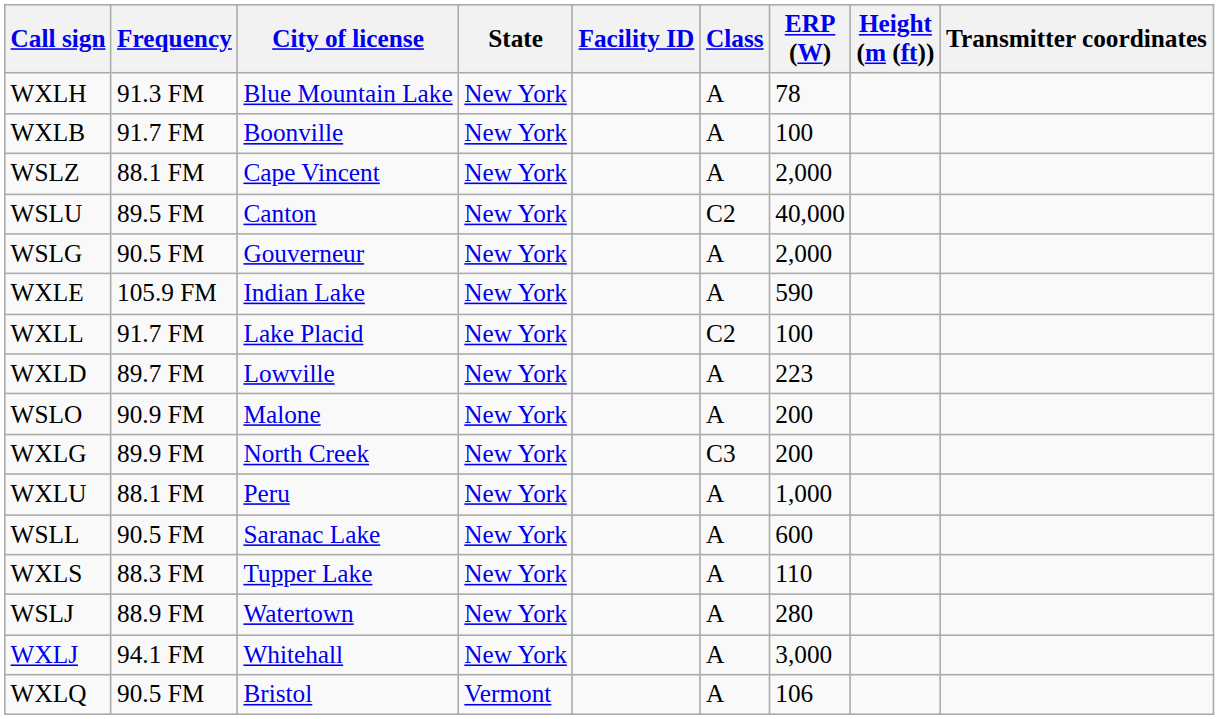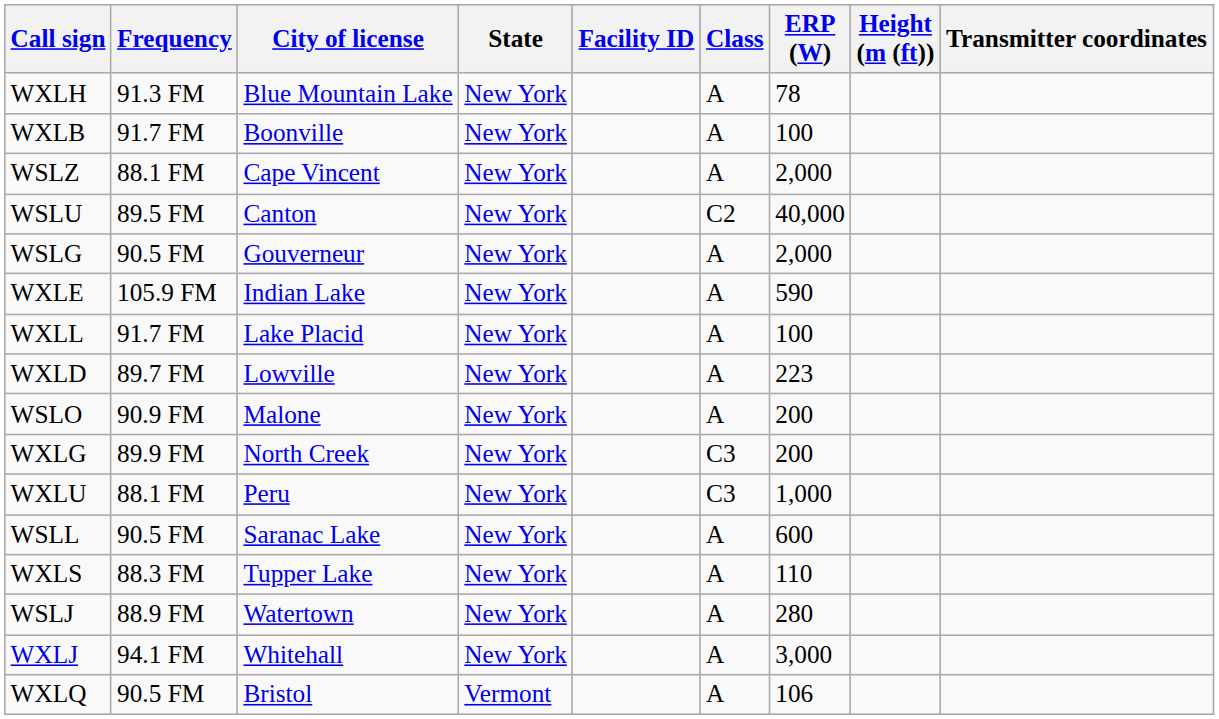(721, 333) C2 -> (715, 333) A
(715, 494) A -> (721, 494) C3
